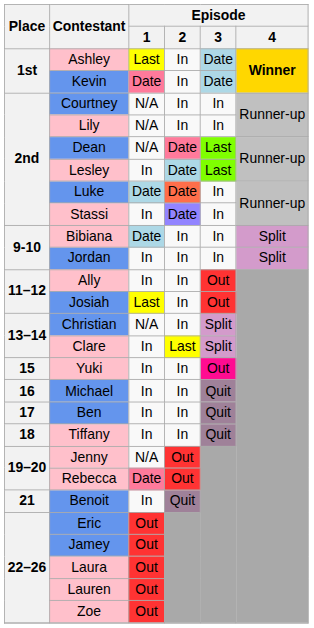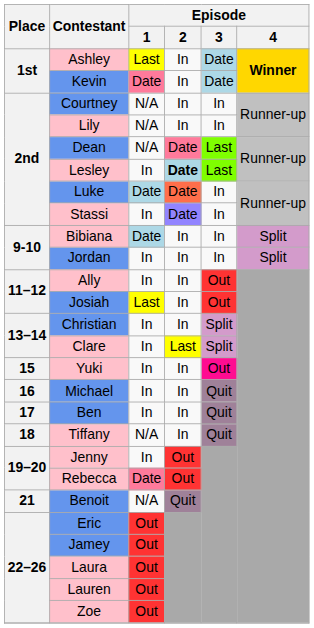(182, 170) normal -> (183, 170) bold
(147, 324) N/A -> (147, 324) In
(147, 434) In -> (147, 434) N/A
(147, 457) N/A -> (147, 457) In
(147, 501) In -> (147, 501) N/A
